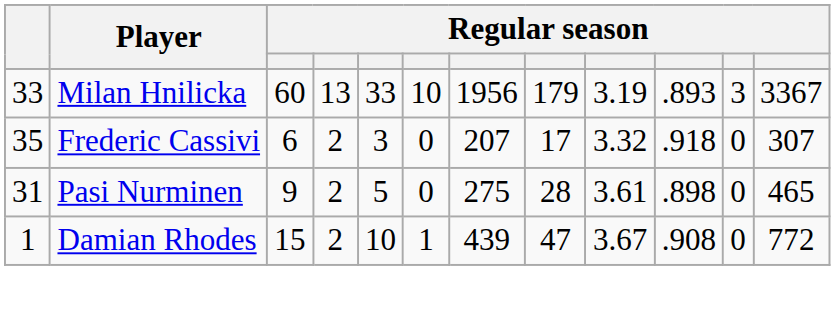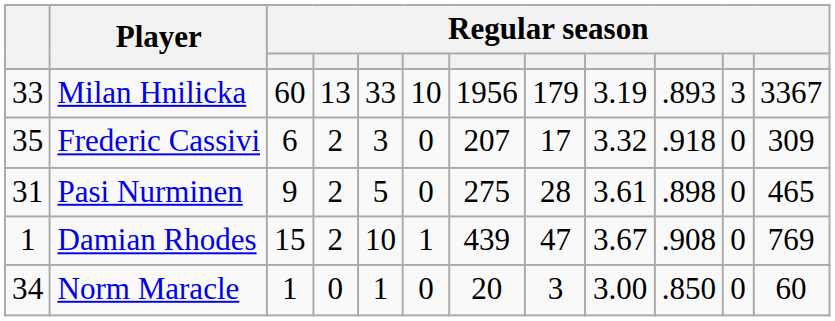(791, 141) 307 -> (791, 141) 309
(791, 240) 772 -> (791, 240) 769
+ row: (148, 289)
